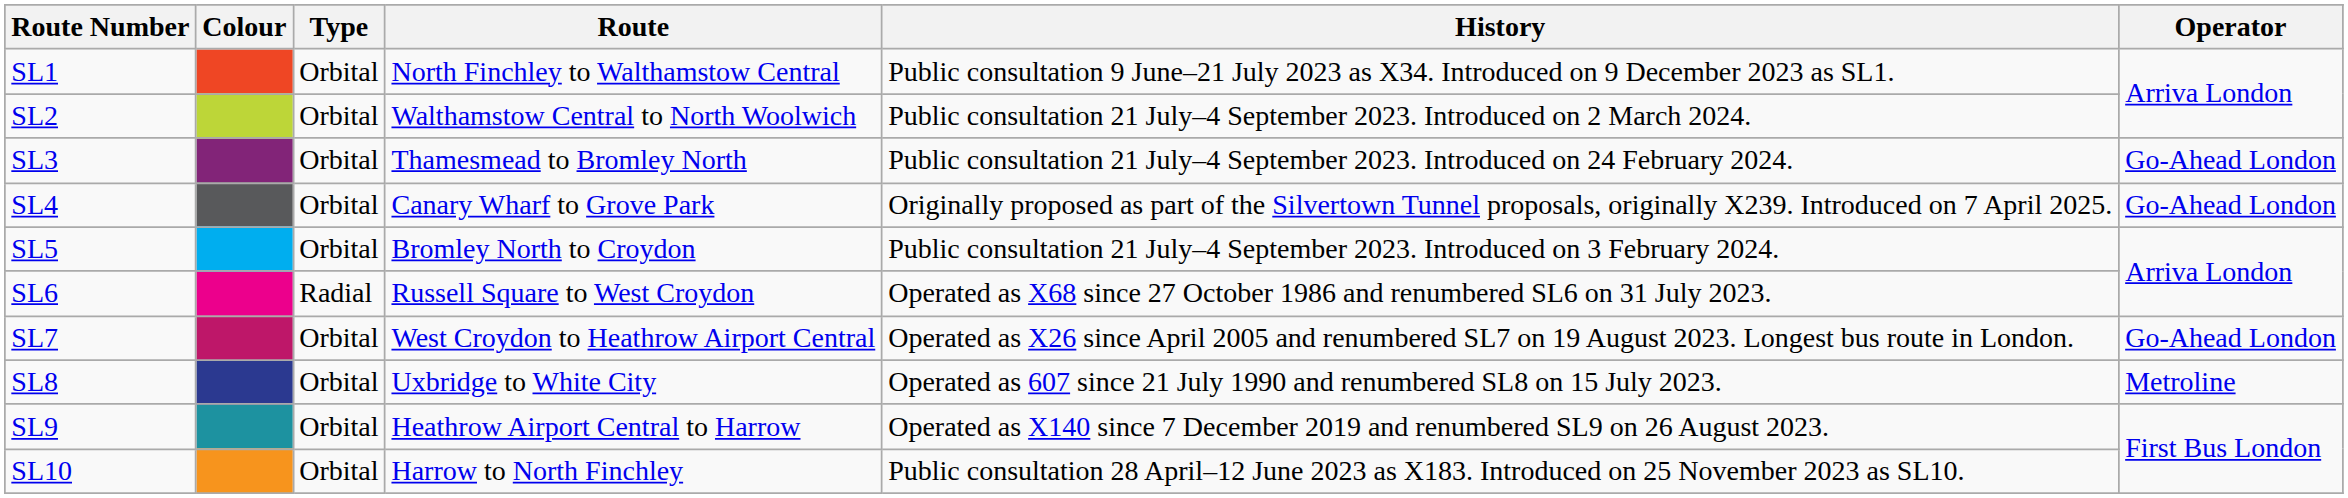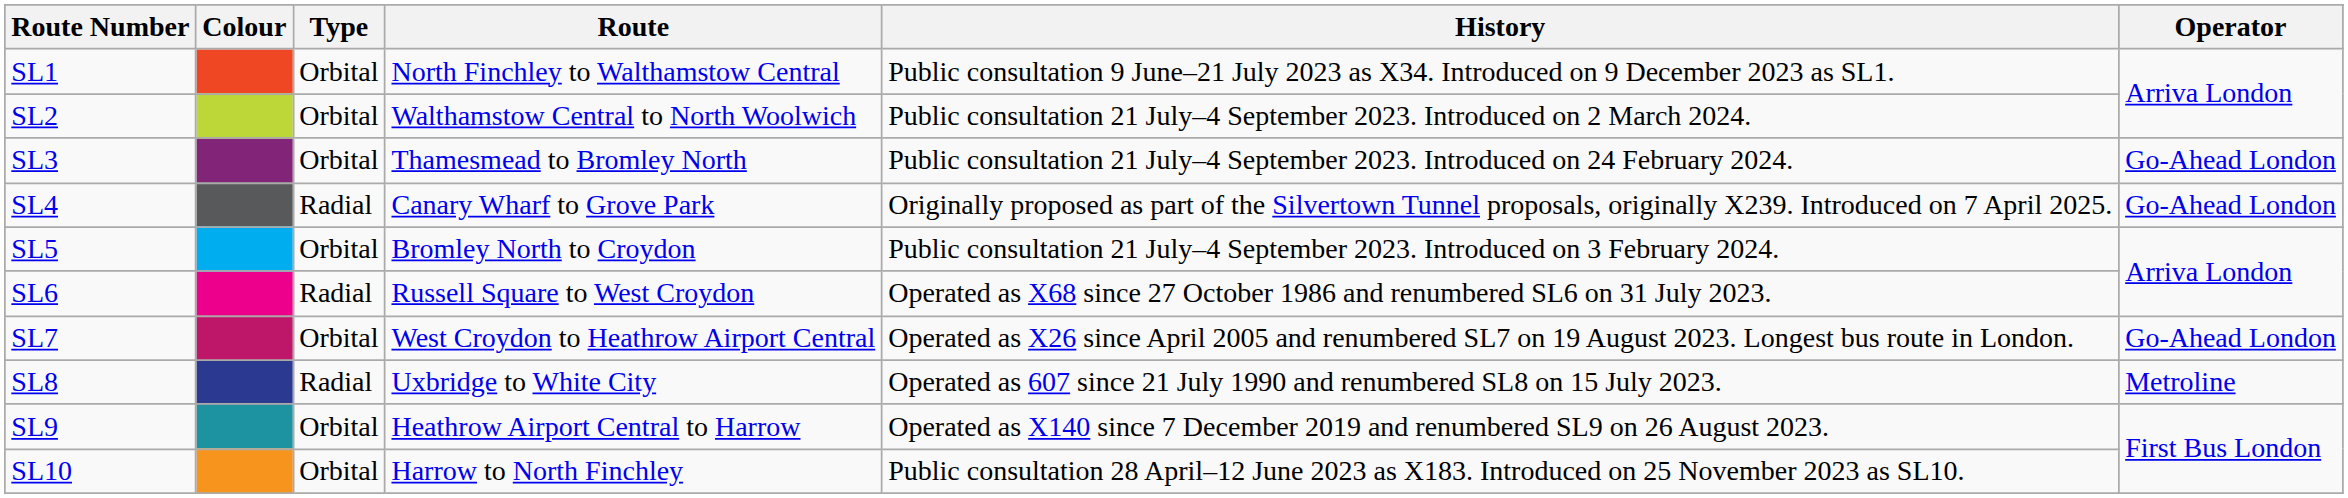(339, 204) Orbital -> (336, 204) Radial
(339, 381) Orbital -> (336, 381) Radial
